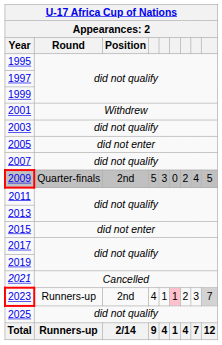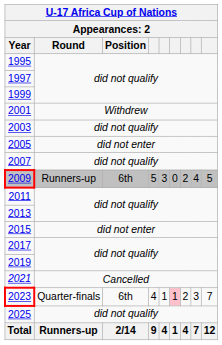(69, 178) Quarter-finals -> (69, 178) Runners-up
(126, 178) 2nd -> (126, 178) 6th
(69, 297) Runners-up -> (69, 297) Quarter-finals
(126, 297) 2nd -> (126, 297) 6th
(210, 297) lightgrey background -> (210, 297) no background
